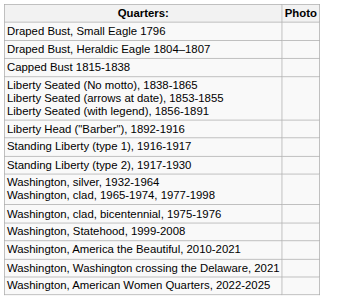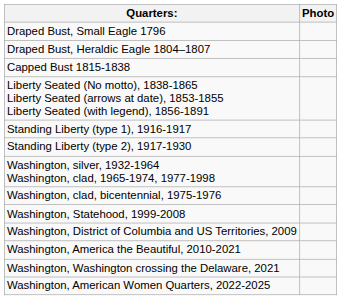- row: (96, 129)
+ row: (152, 232)
